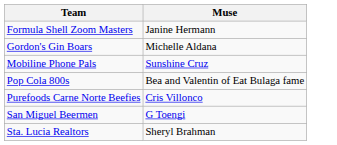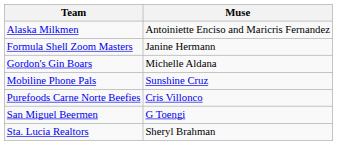+ row: (43, 30)
- row: (38, 81)
